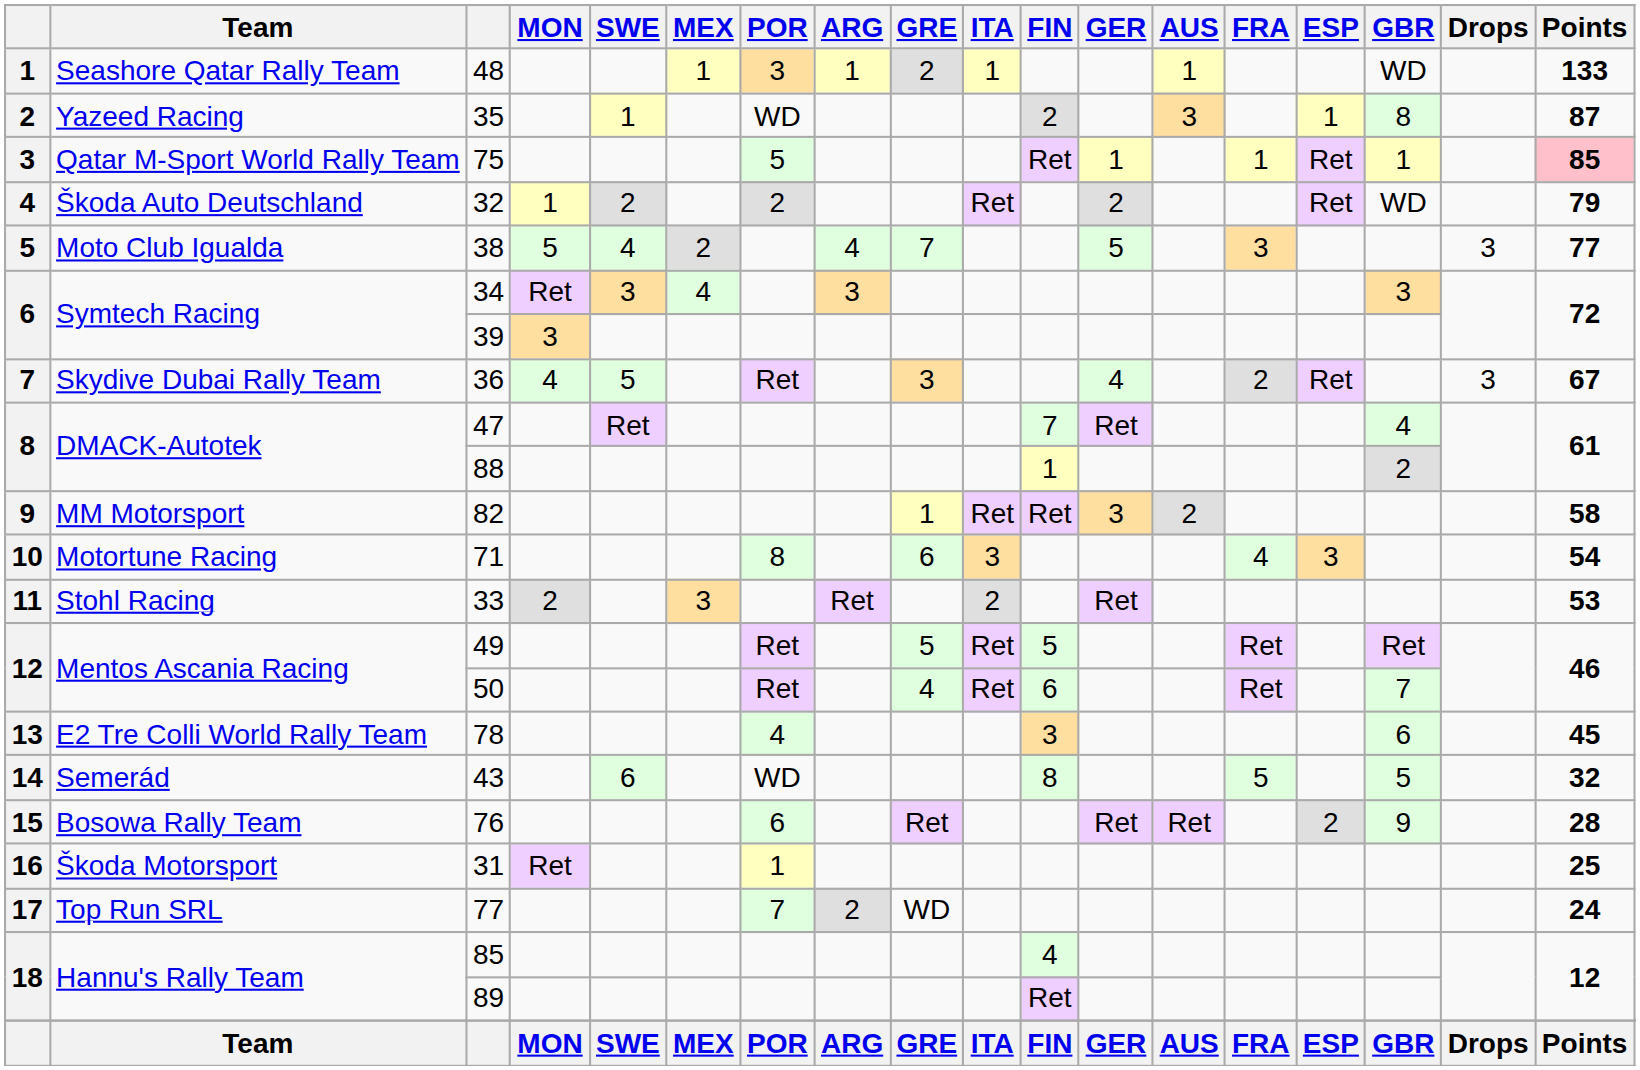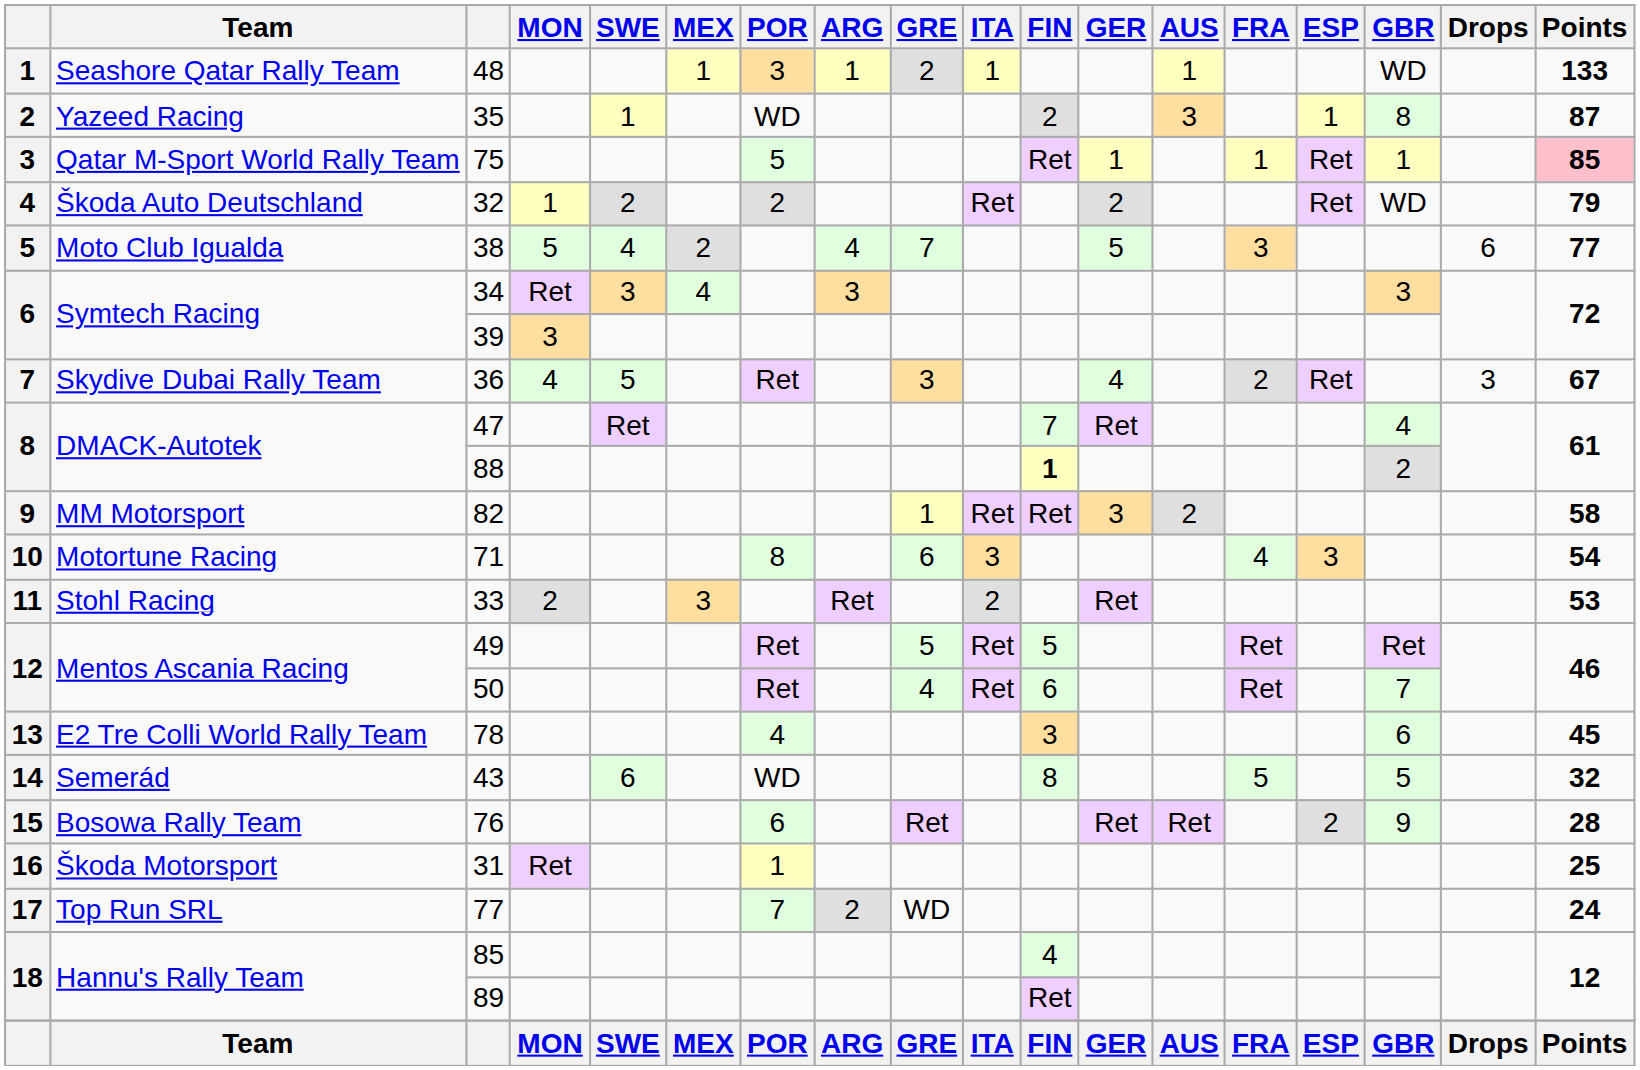(1488, 248) 3 -> (1488, 248) 6
(1050, 468) normal -> (1050, 468) bold
